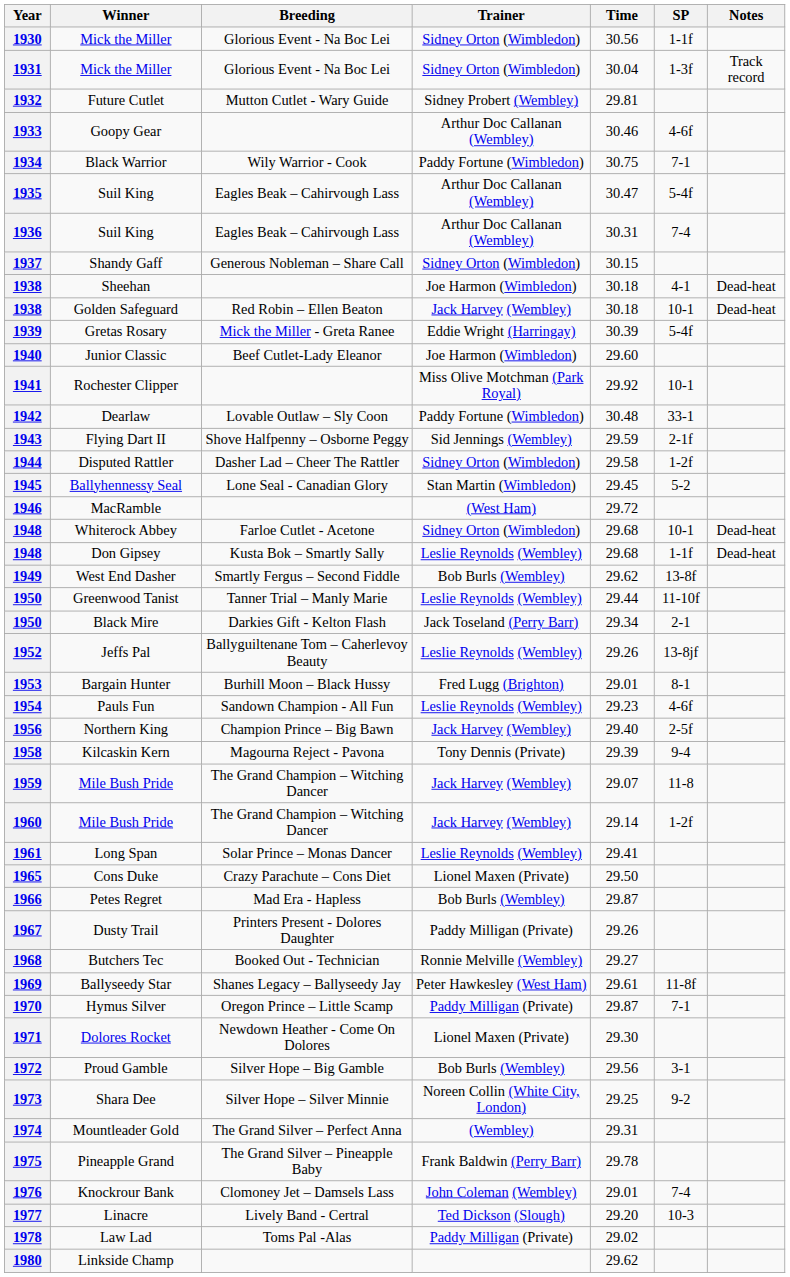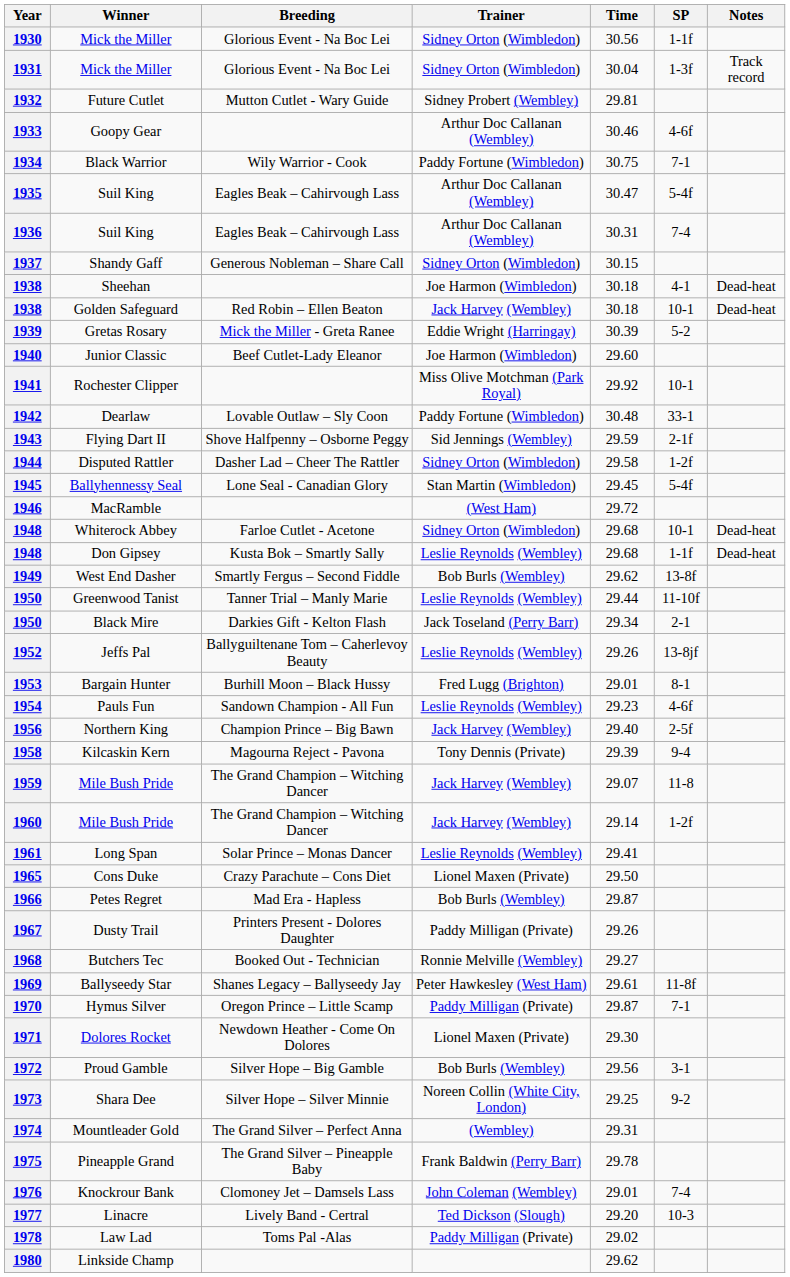(681, 331) 5-4f -> (681, 331) 5-2
(681, 485) 5-2 -> (681, 485) 5-4f
